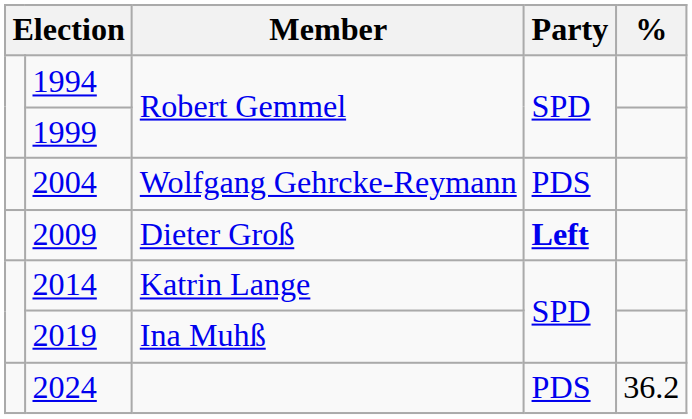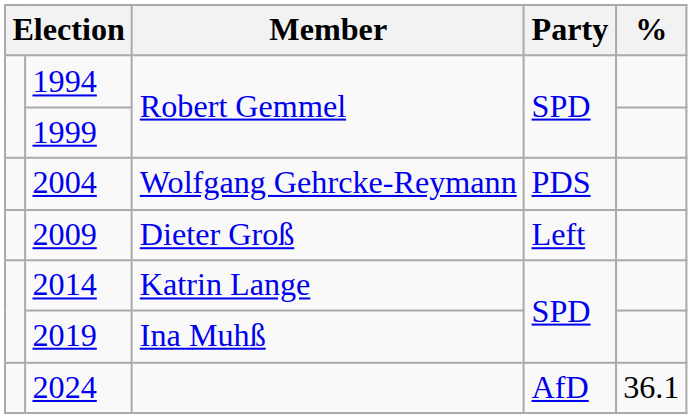(560, 234) bold -> (558, 234) normal
(561, 387) PDS -> (560, 387) AfD
(651, 387) 36.2 -> (651, 387) 36.1
